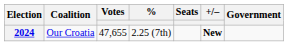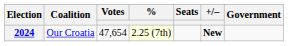(113, 33) 47,655 -> (113, 33) 47,654
(151, 33) no background -> (151, 33) lightyellow background
